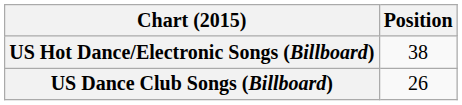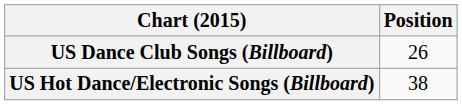rows swapped: (192, 52) <-> (192, 83)
